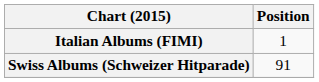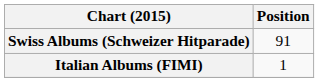rows swapped: (129, 41) <-> (129, 65)
